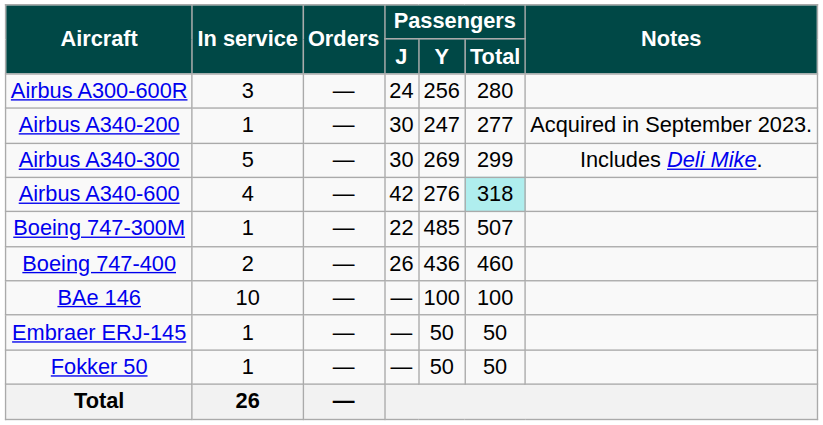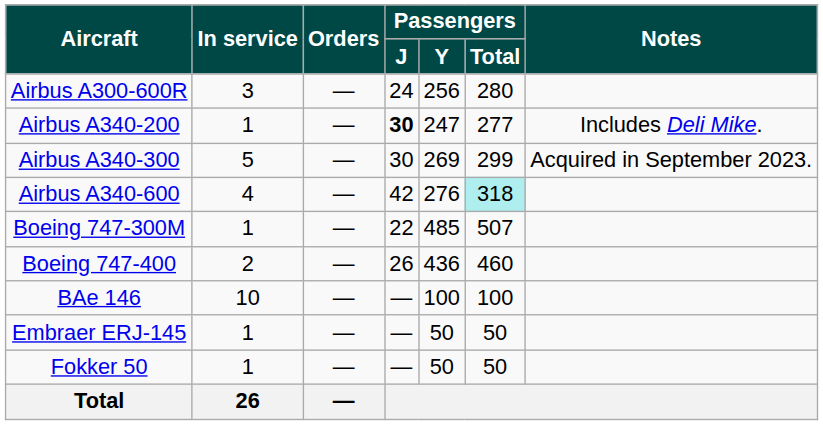(401, 125) normal -> (401, 125) bold
(671, 125) Acquired in September 2023. -> (671, 125) Includes Deli Mike.
(671, 159) Includes Deli Mike. -> (671, 159) Acquired in September 2023.
